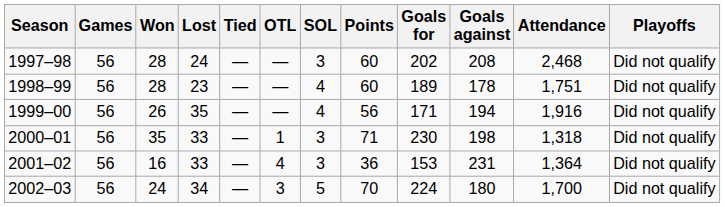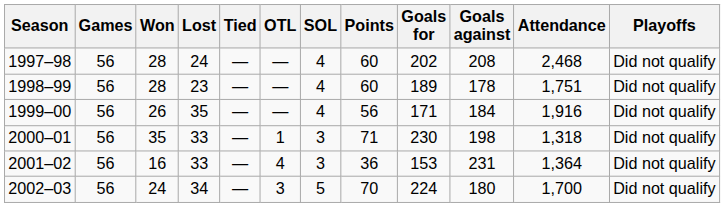(320, 61) 3 -> (320, 61) 4
(482, 112) 194 -> (482, 112) 184
